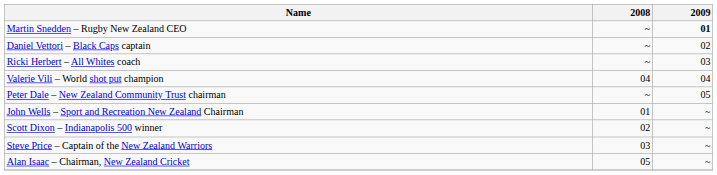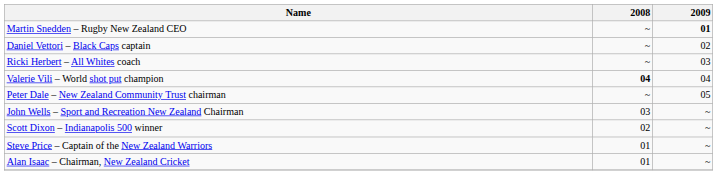(645, 79) normal -> (645, 79) bold
(645, 112) 01 -> (645, 112) 03
(645, 145) 03 -> (645, 145) 01
(645, 161) 05 -> (645, 161) 01
